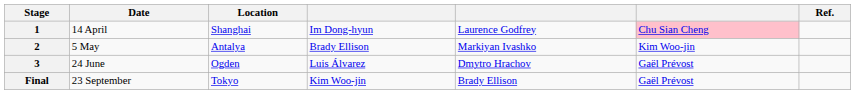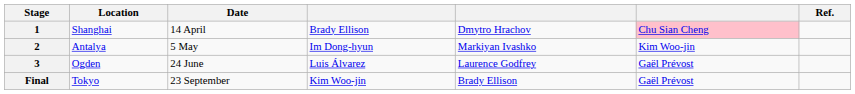columns swapped: (139, 13) <-> (258, 13)
(341, 30) Im Dong-hyun -> (339, 30) Brady Ellison
(497, 30) Laurence Godfrey -> (494, 30) Dmytro Hrachov
(339, 47) Brady Ellison -> (341, 47) Im Dong-hyun
(494, 64) Dmytro Hrachov -> (497, 64) Laurence Godfrey
